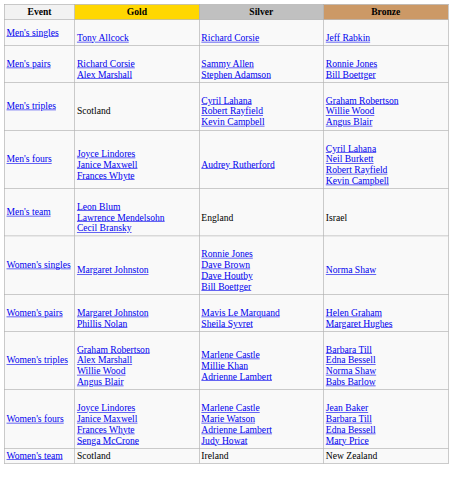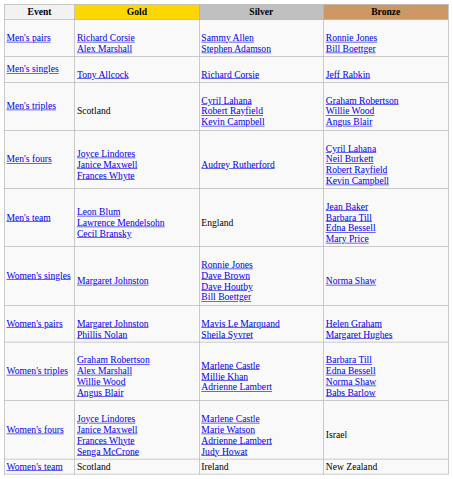rows swapped: (33, 32) <-> (29, 64)
(336, 217) Israel -> (351, 223) Jean Baker Barbara Till Edna Bessell Mary Price
(351, 424) Jean Baker Barbara Till Edna Bessell Mary Price -> (336, 435) Israel
